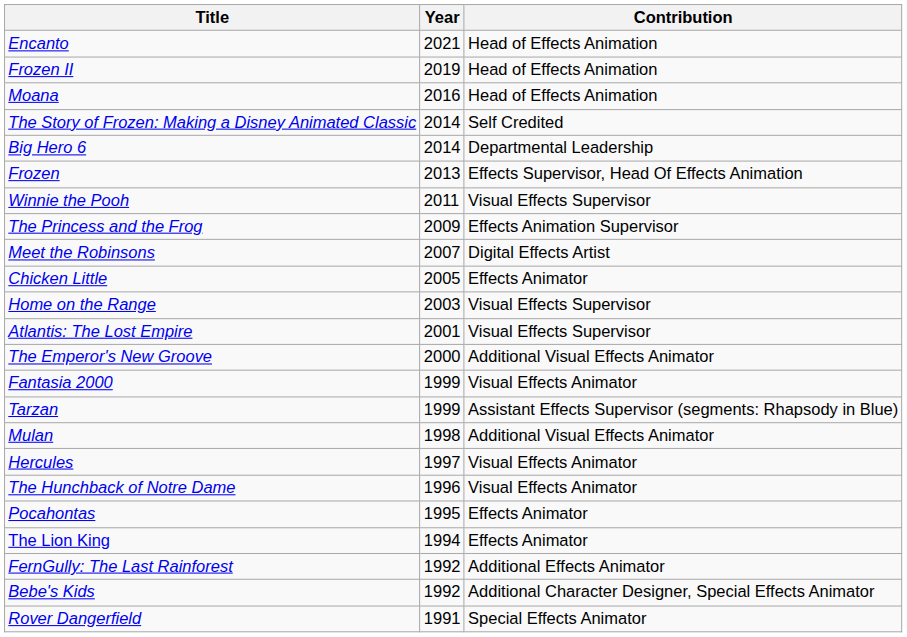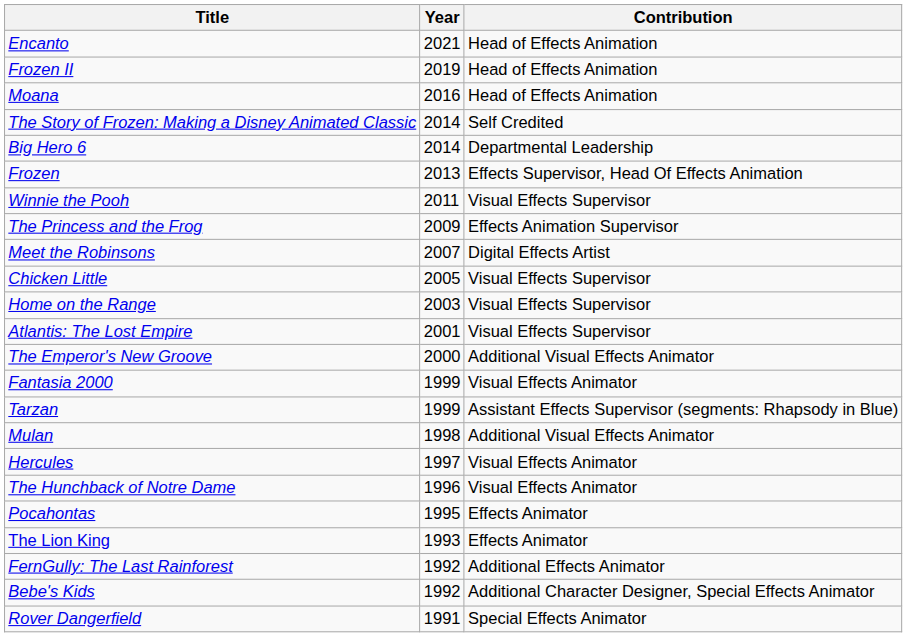(528, 278) Effects Animator -> (559, 278) Visual Effects Supervisor
(442, 540) 1994 -> (442, 540) 1993
